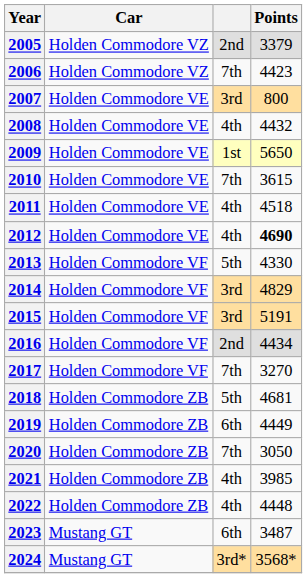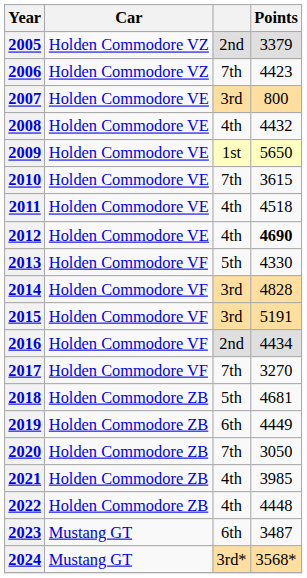(276, 288) 4829 -> (276, 288) 4828
